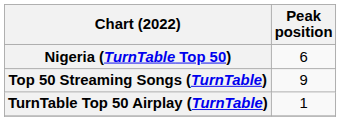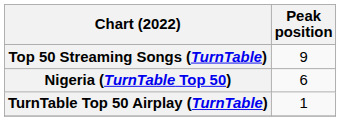rows swapped: (138, 56) <-> (138, 80)
